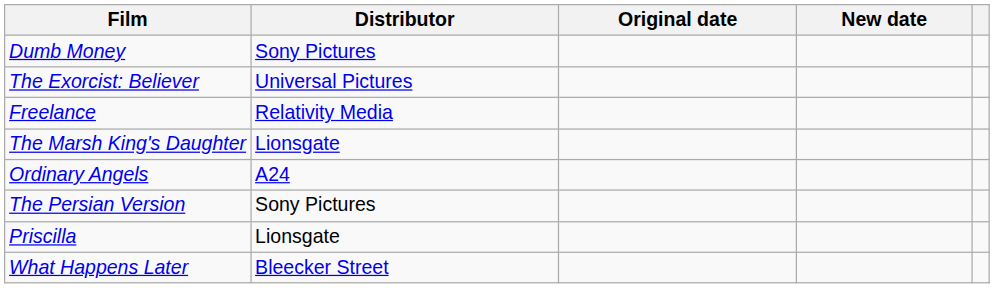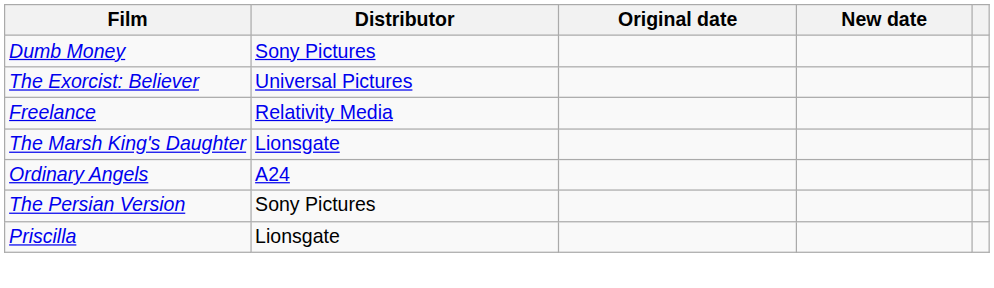- row: (99, 267)
